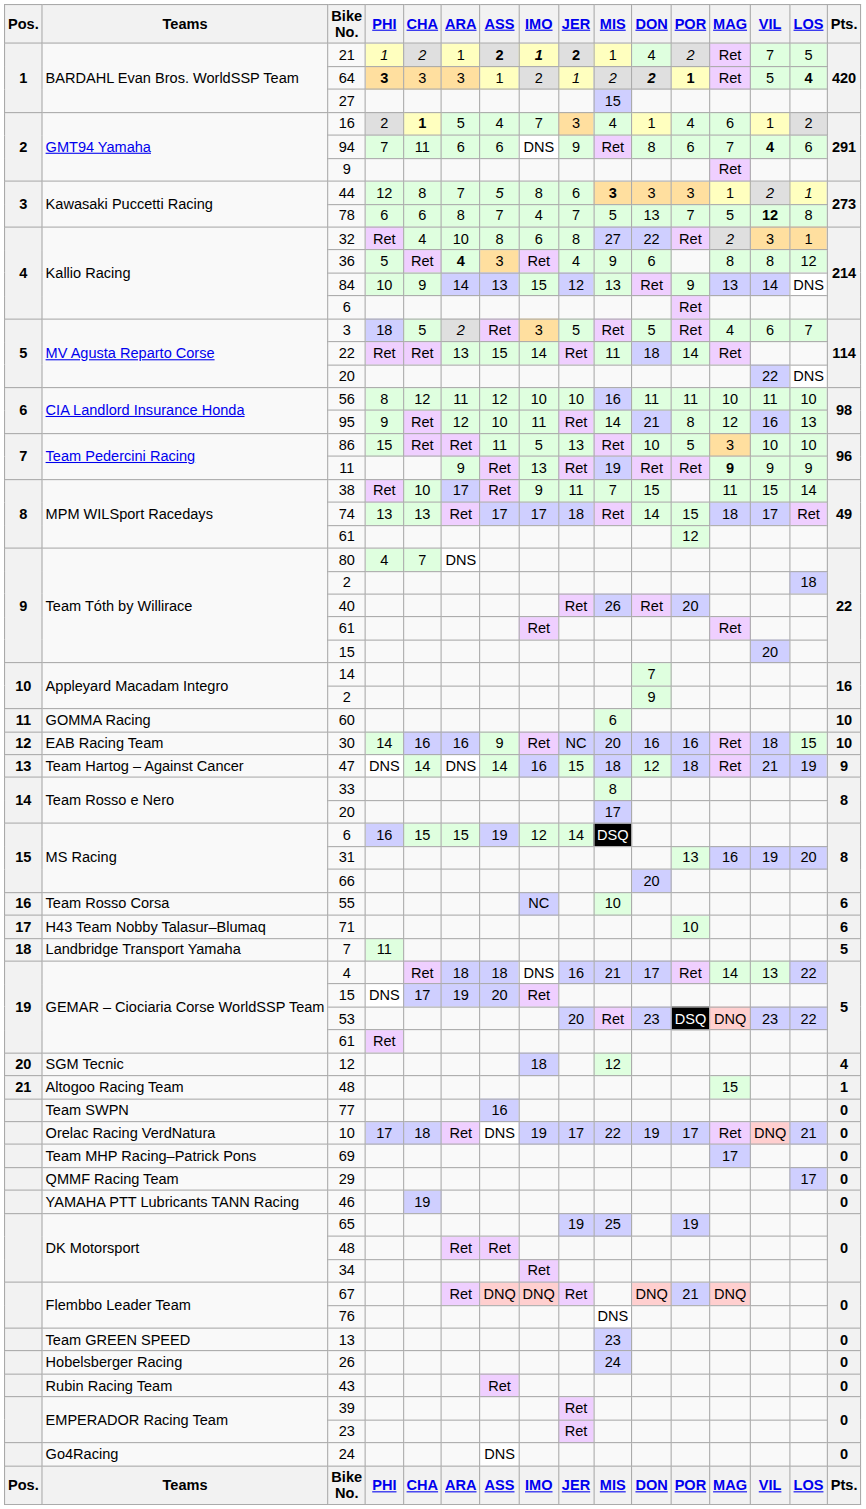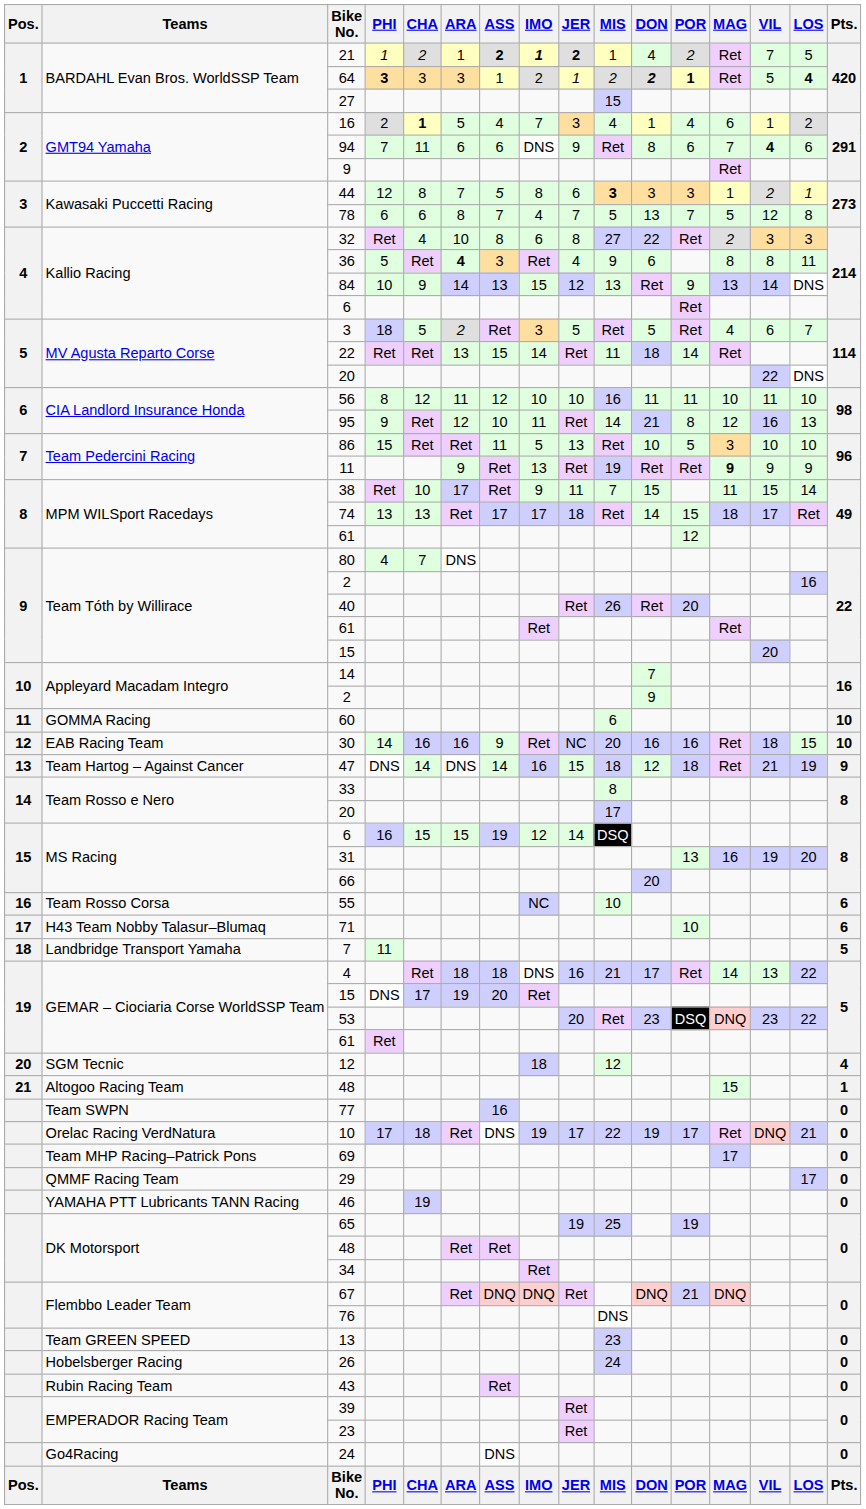(770, 215) bold -> (770, 215) normal
(808, 238) 1 -> (808, 238) 3
(808, 261) 12 -> (808, 261) 11
(808, 582) 18 -> (808, 582) 16
